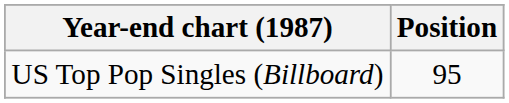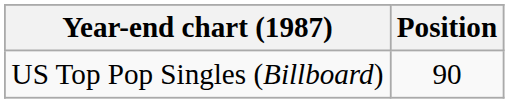(447, 73) 95 -> (447, 73) 90
